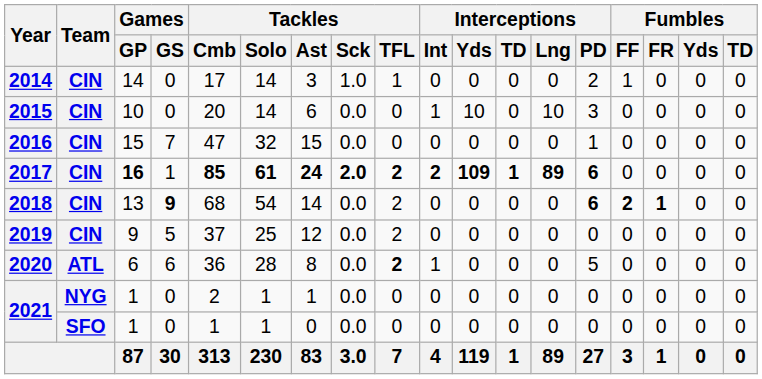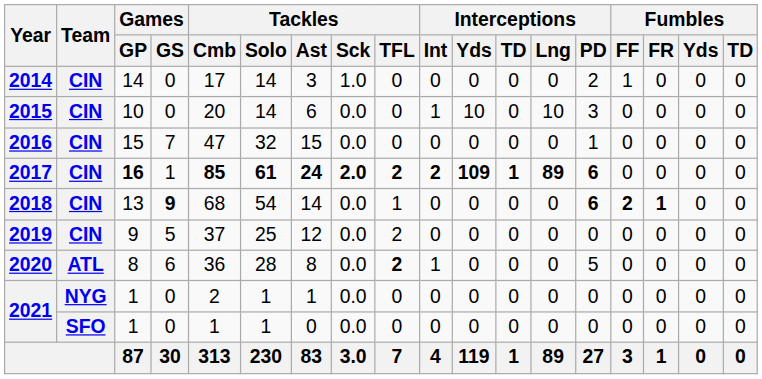(397, 81) 1 -> (397, 81) 0
(397, 204) 2 -> (397, 204) 1
(133, 265) 6 -> (133, 265) 8
